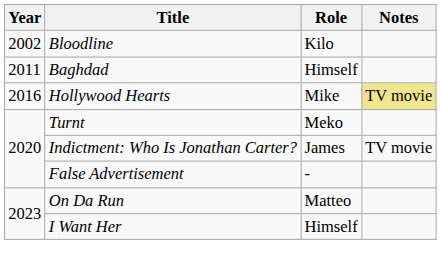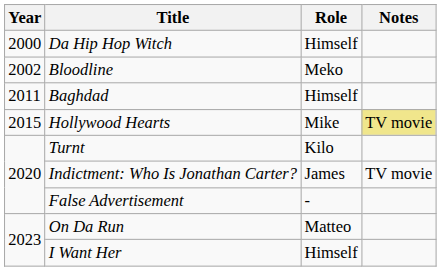+ row: (110, 43)
(319, 43) Kilo -> (324, 69) Meko
(25, 95) 2016 -> (25, 122) 2015
(324, 122) Meko -> (319, 148) Kilo
